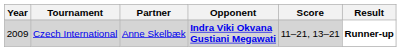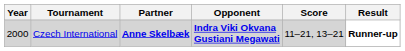(18, 33) 2009 -> (18, 33) 2000
(154, 33) normal -> (156, 33) bold
